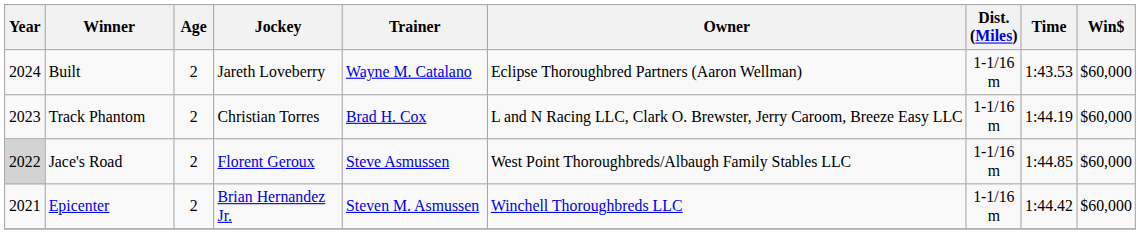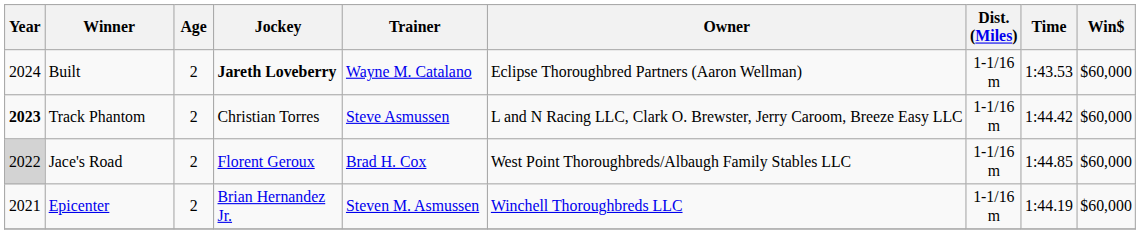(271, 72) normal -> (277, 72) bold
(25, 116) normal -> (25, 116) bold
(386, 116) Brad H. Cox -> (398, 116) Steve Asmussen
(1049, 116) 1:44.19 -> (1049, 116) 1:44.42
(398, 161) Steve Asmussen -> (386, 161) Brad H. Cox
(1049, 206) 1:44.42 -> (1049, 206) 1:44.19
